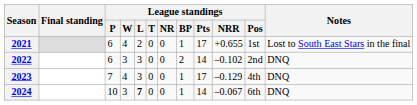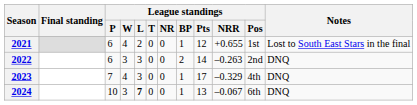(201, 44) 17 -> (201, 44) 12
(228, 60) –0.102 -> (228, 60) –0.263
(228, 76) –0.129 -> (228, 76) –0.329
(201, 92) 14 -> (201, 92) 13
